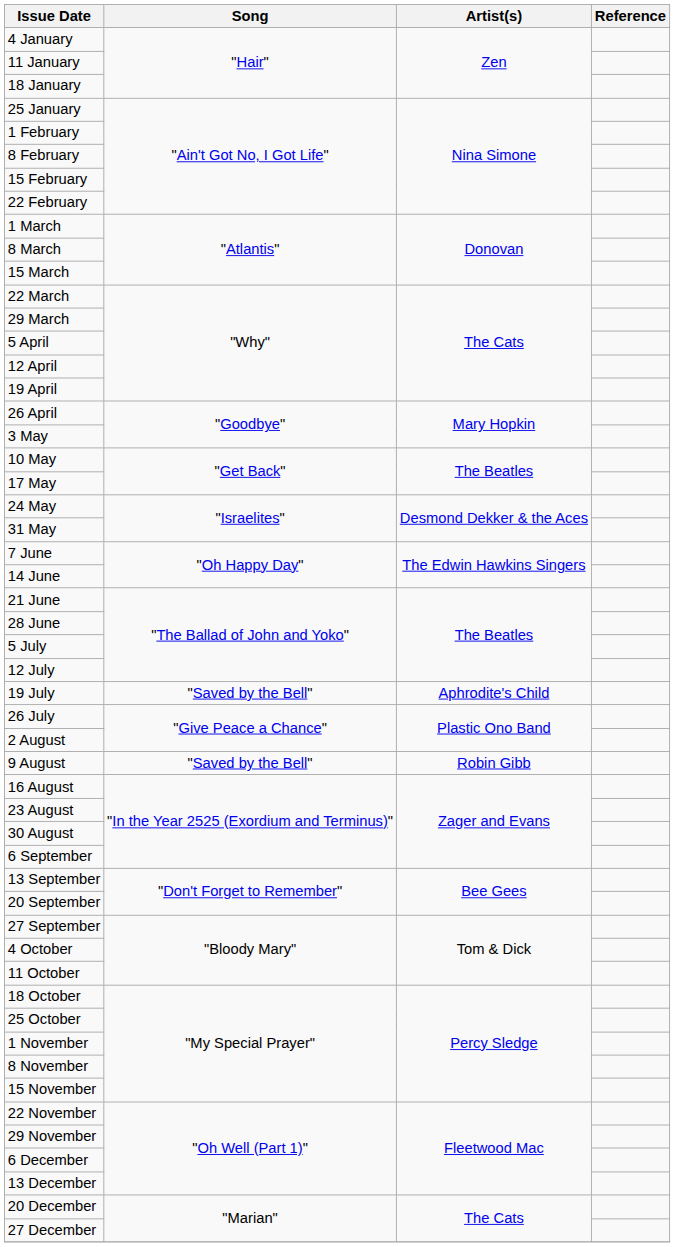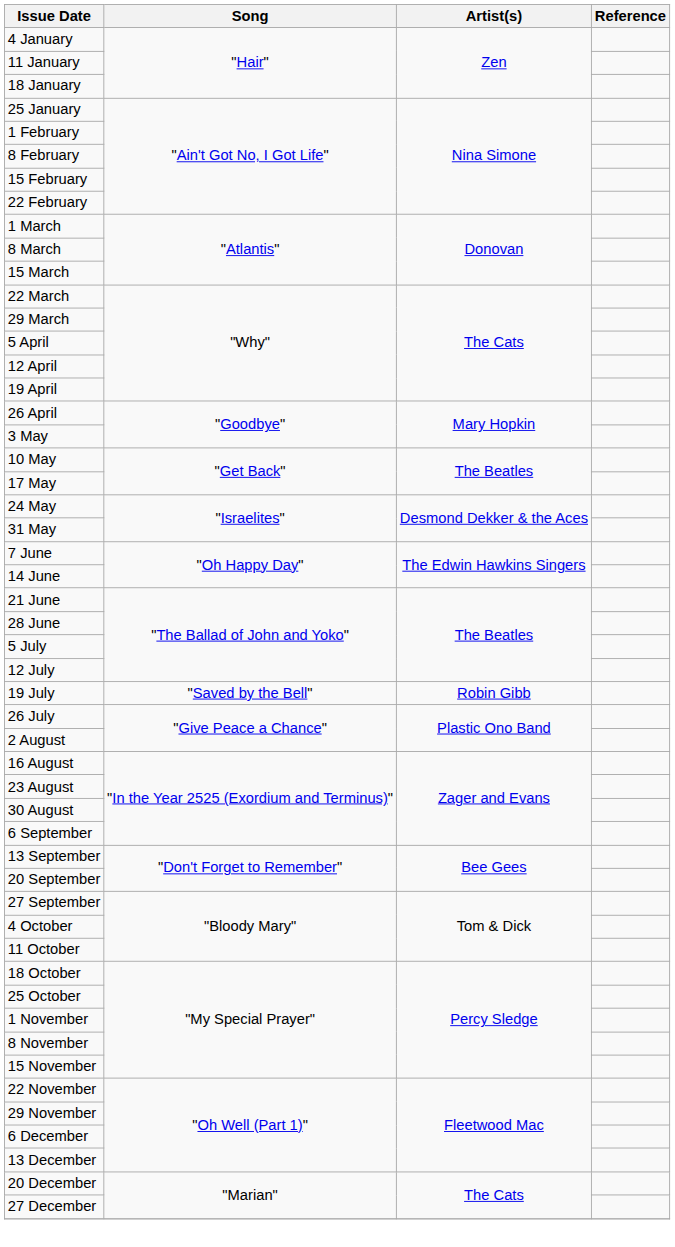(494, 693) Aphrodite's Child -> (494, 693) Robin Gibb
- row: (37, 763)
